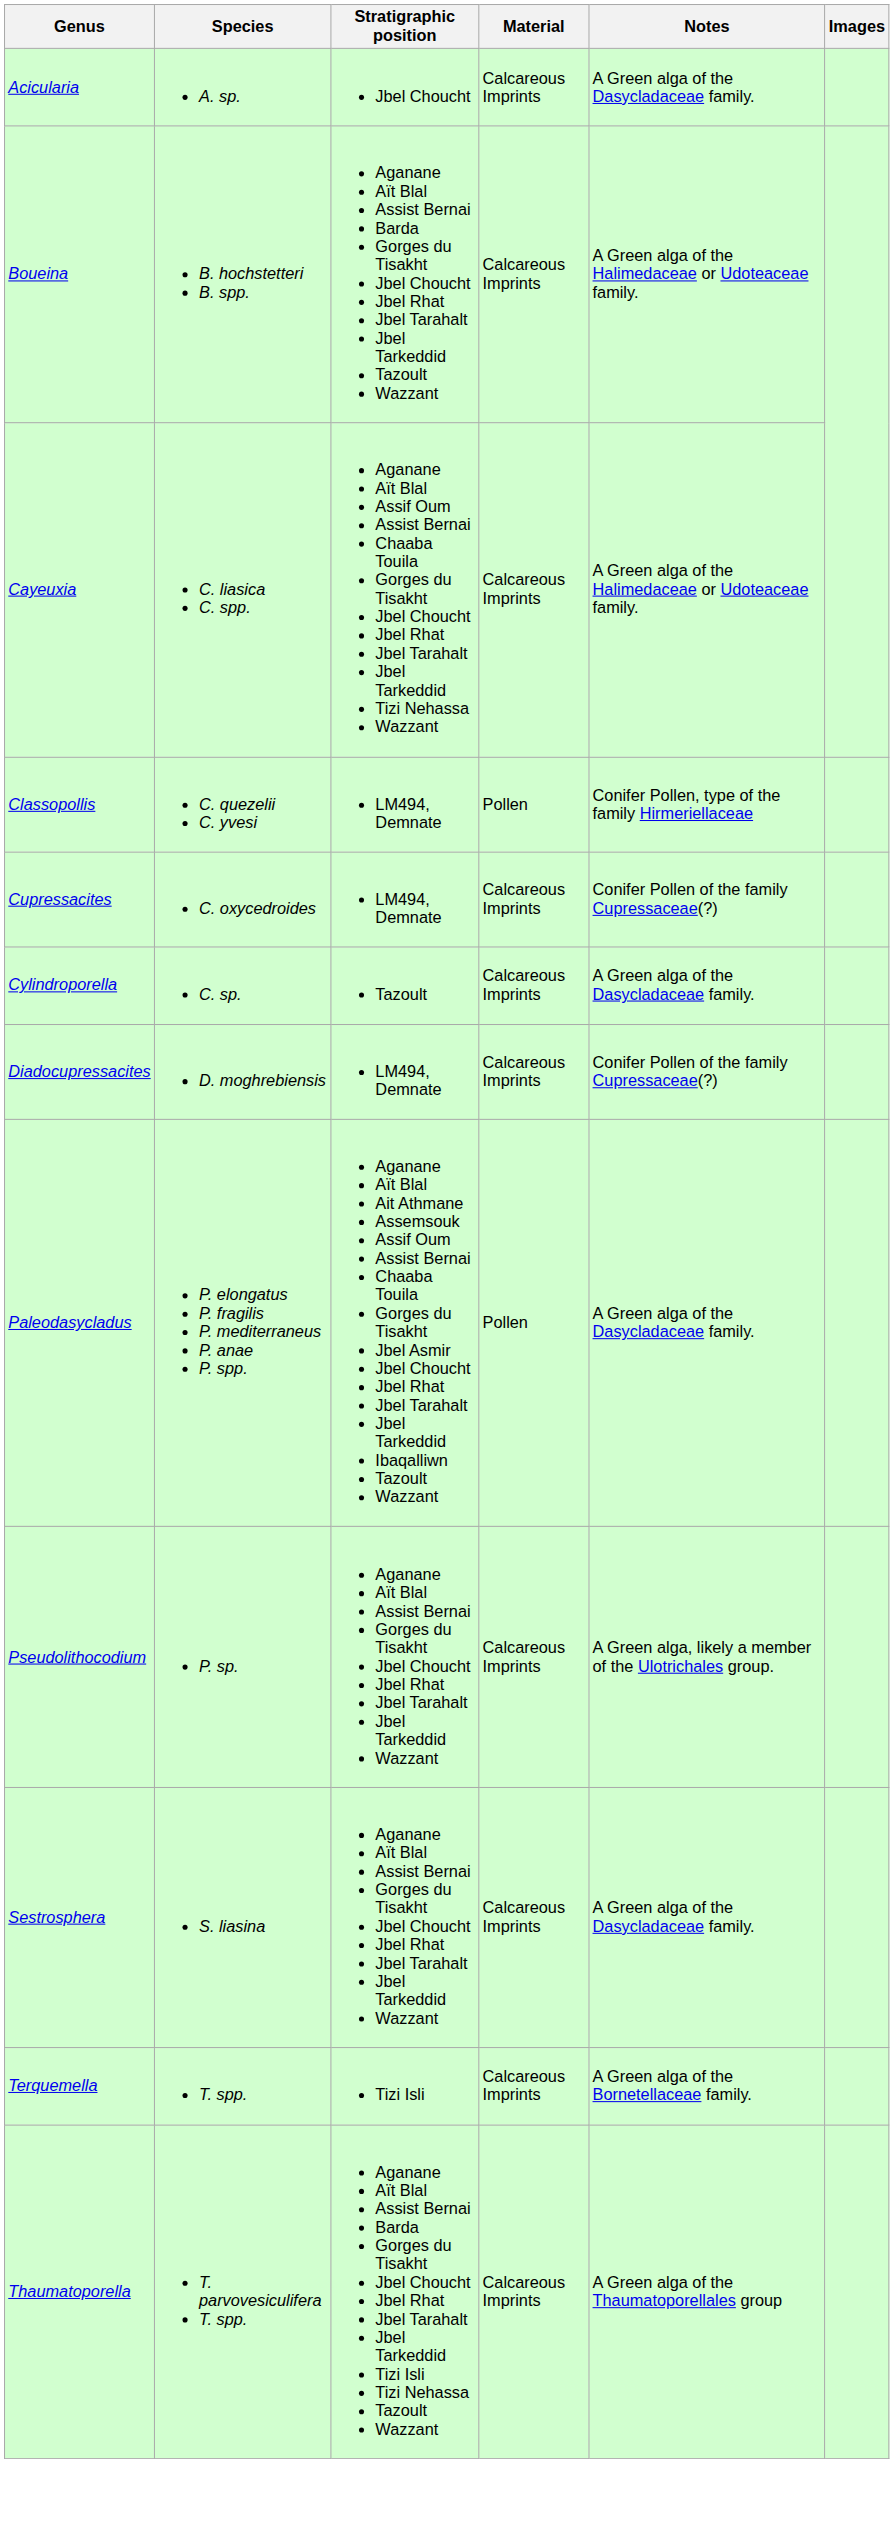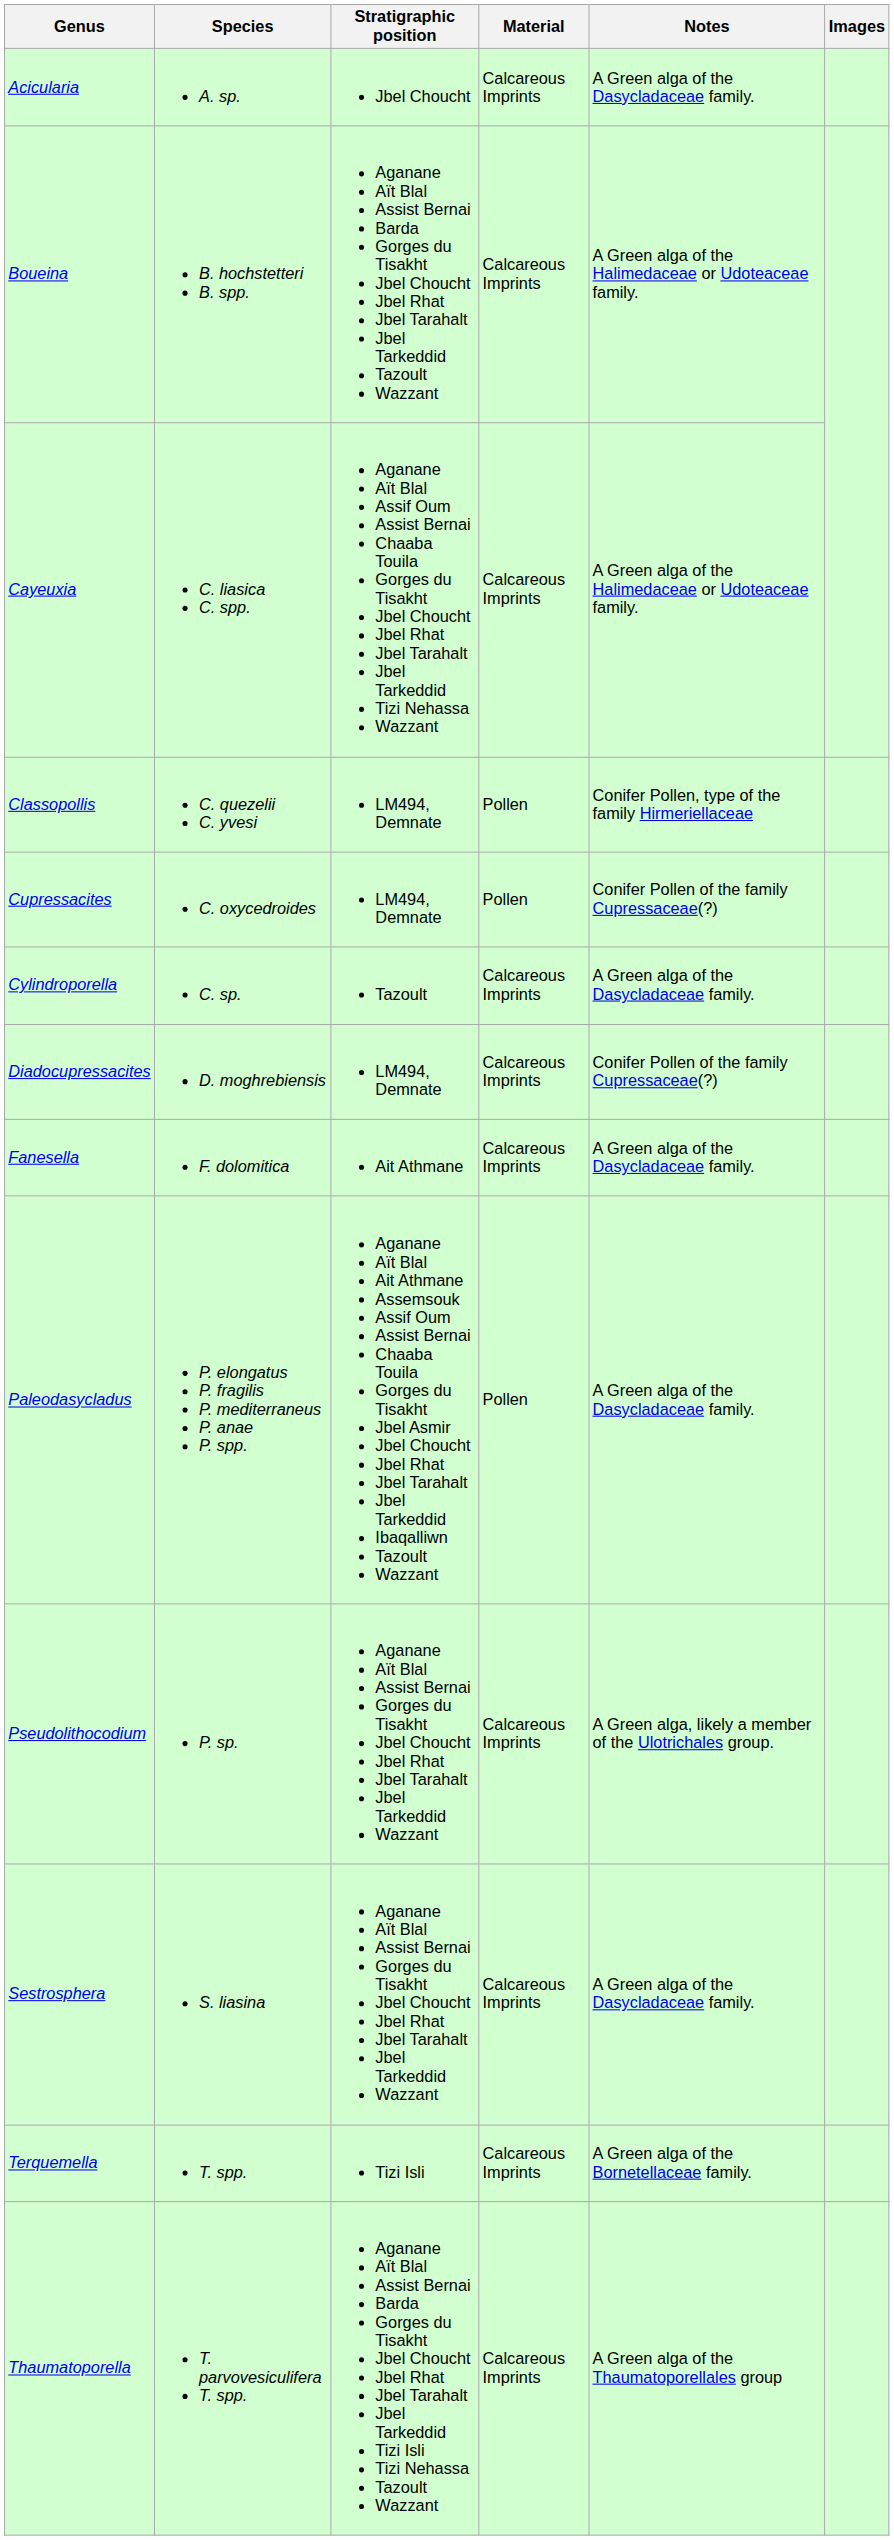(524, 899) Calcareous Imprints -> (505, 899) Pollen
+ row: (44, 1157)
